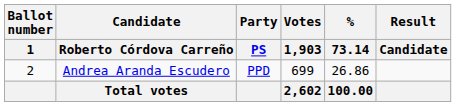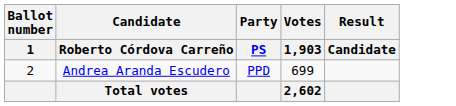- column: (350, 50)
